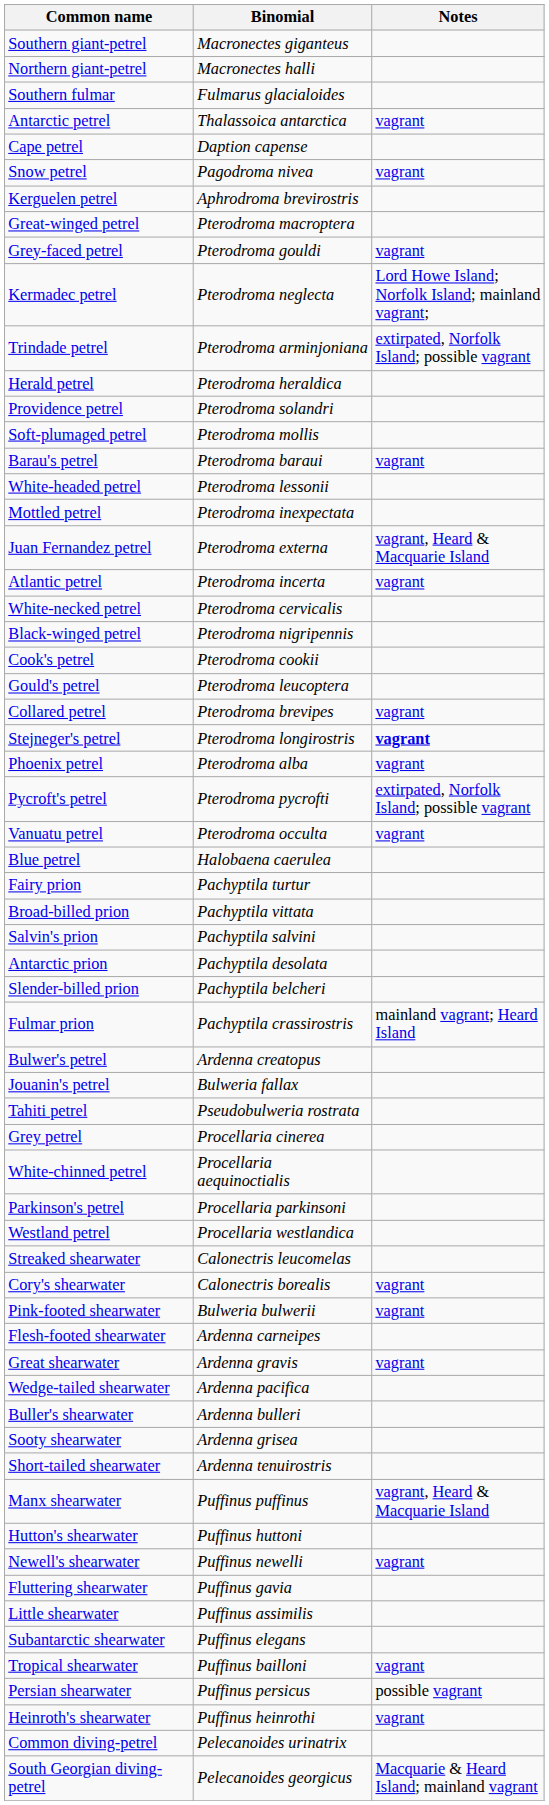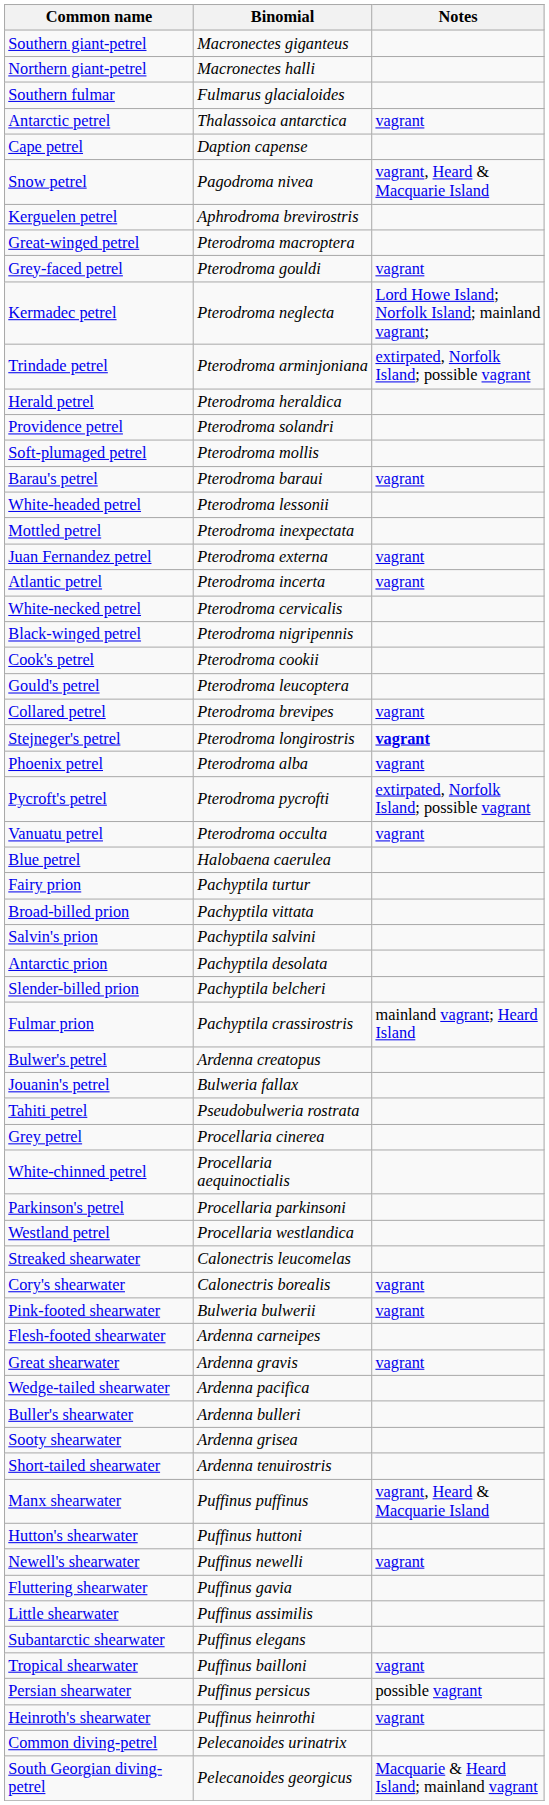(400, 172) vagrant -> (432, 181) vagrant, Heard & Macquarie Island
(432, 547) vagrant, Heard & Macquarie Island -> (400, 556) vagrant
